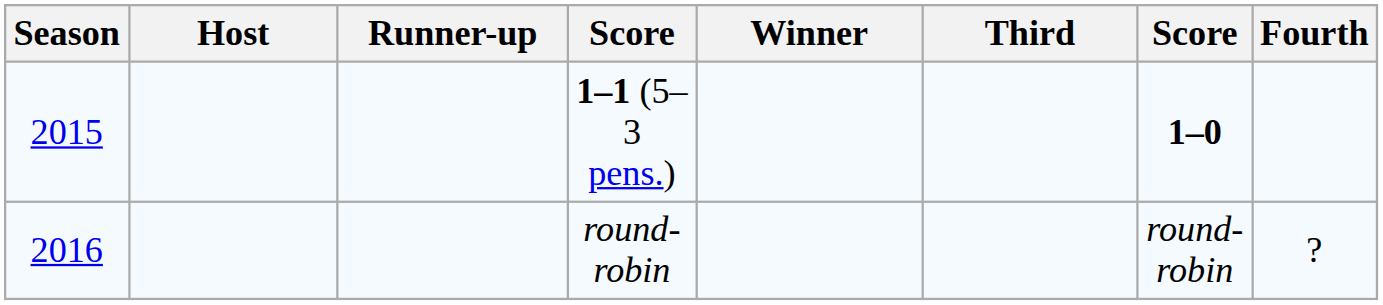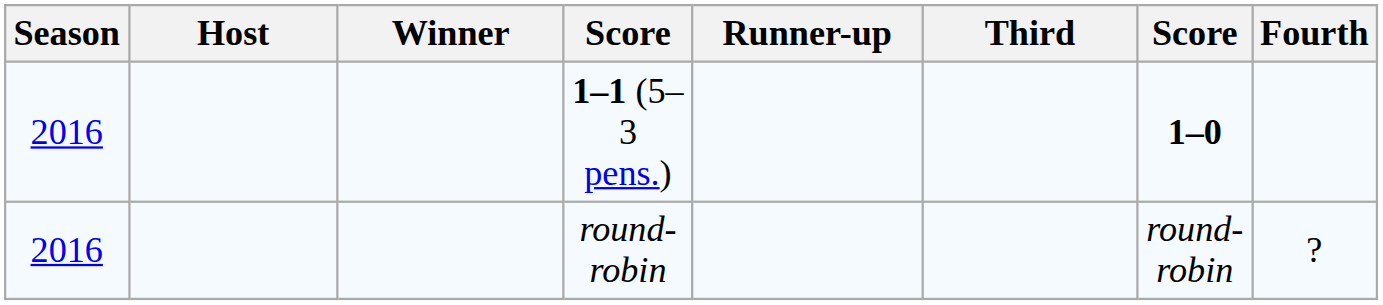columns swapped: (809, 33) <-> (453, 33)
(67, 131) 2015 -> (67, 131) 2016
